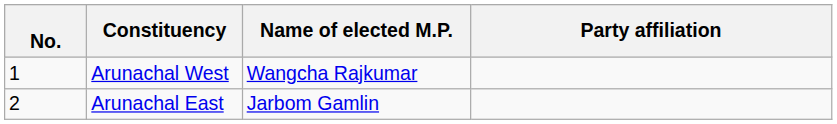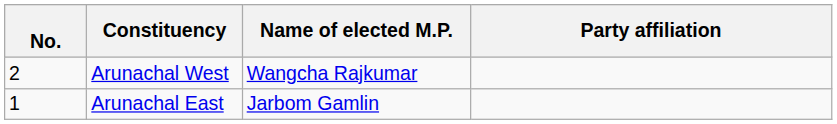(15, 72) 1 -> (15, 72) 2
(15, 103) 2 -> (15, 103) 1
